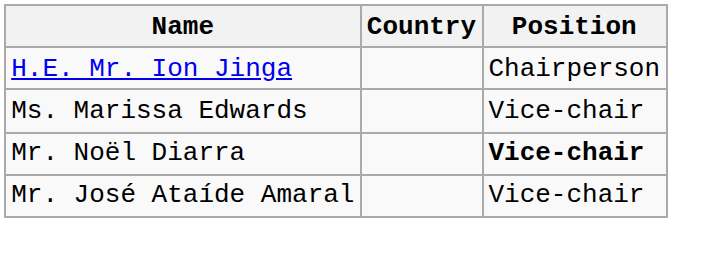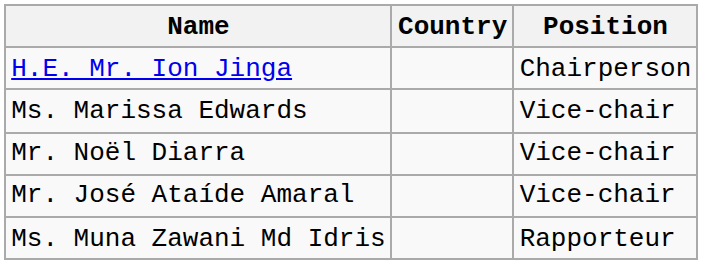(566, 153) bold -> (598, 153) normal
+ row: (198, 238)
